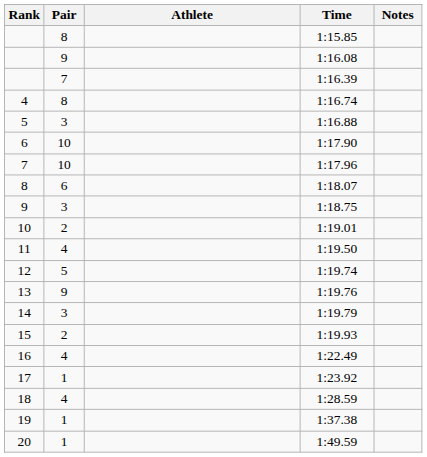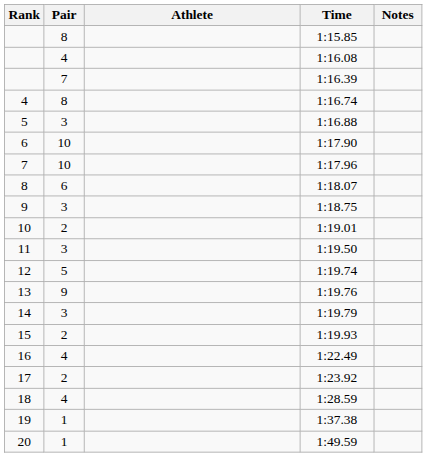(64, 57) 9 -> (64, 57) 4
(64, 249) 4 -> (64, 249) 3
(64, 377) 1 -> (64, 377) 2
